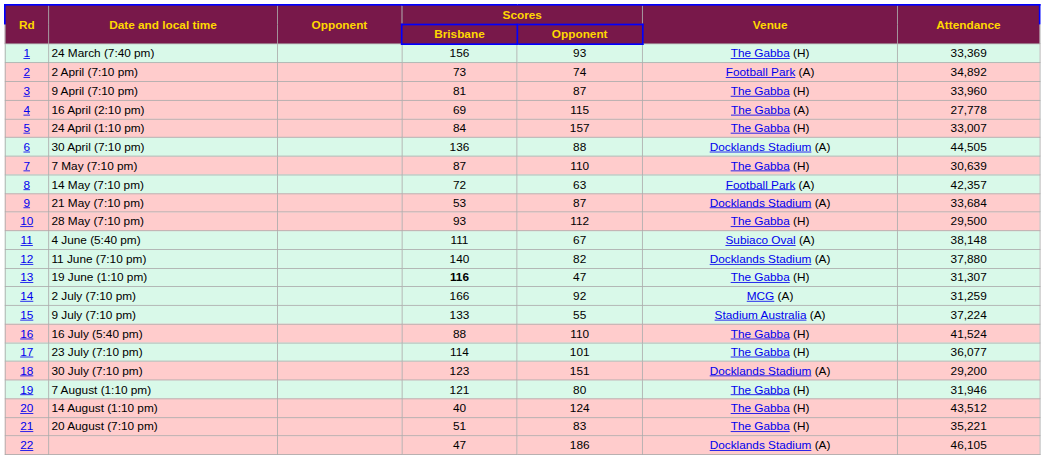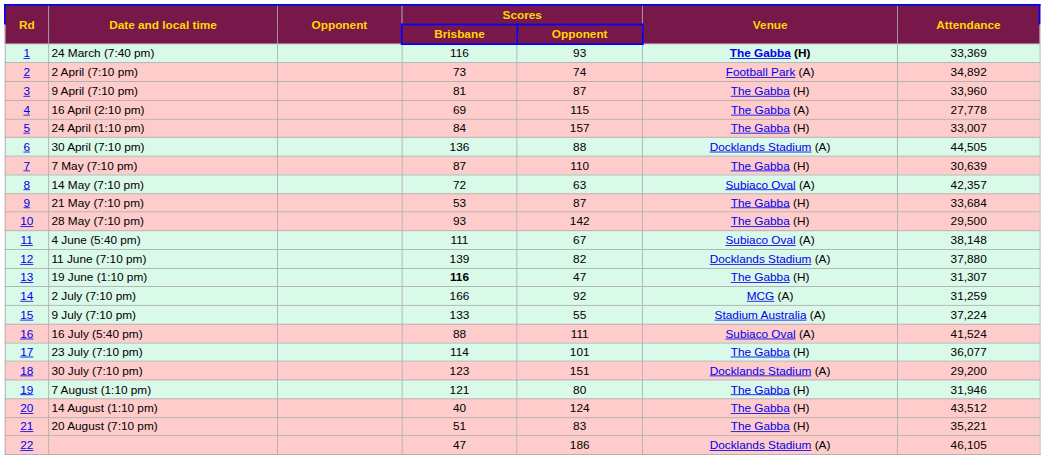(459, 54) 156 -> (459, 54) 116
(770, 54) normal -> (770, 54) bold
(770, 184) Football Park (A) -> (770, 184) Subiaco Oval (A)
(770, 203) Docklands Stadium (A) -> (770, 203) The Gabba (H)
(580, 222) 112 -> (580, 222) 142
(459, 259) 140 -> (459, 259) 139
(580, 334) 110 -> (580, 334) 111
(770, 334) The Gabba (H) -> (770, 334) Subiaco Oval (A)
